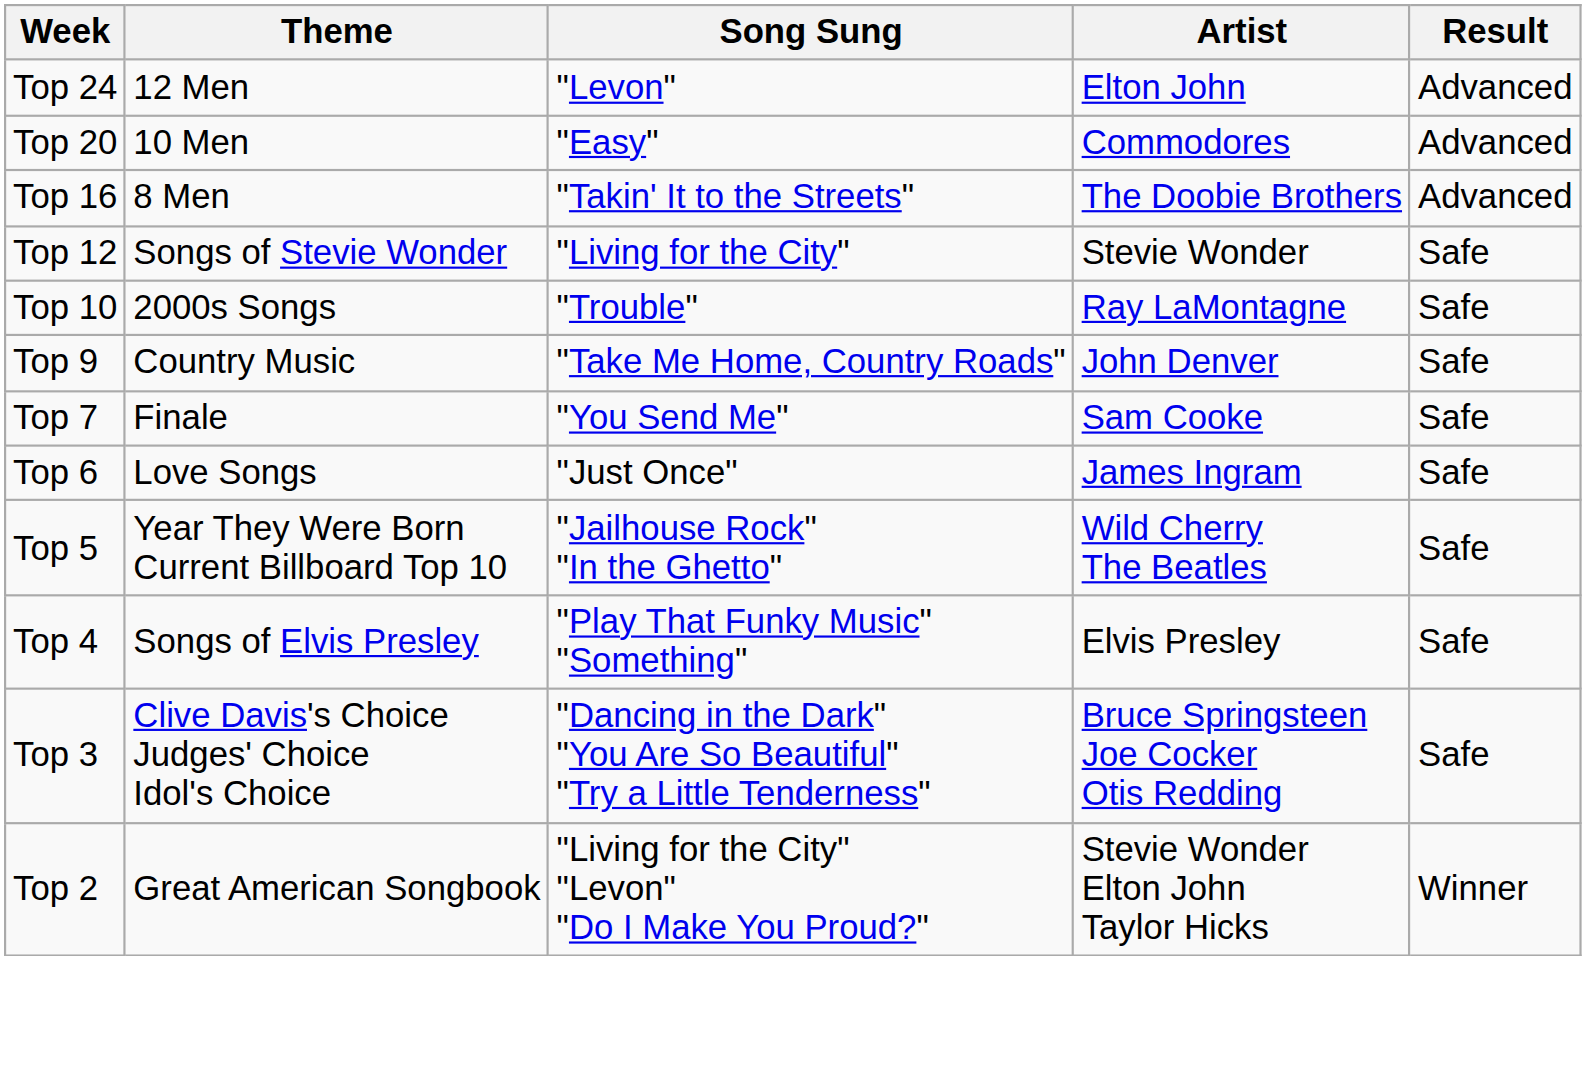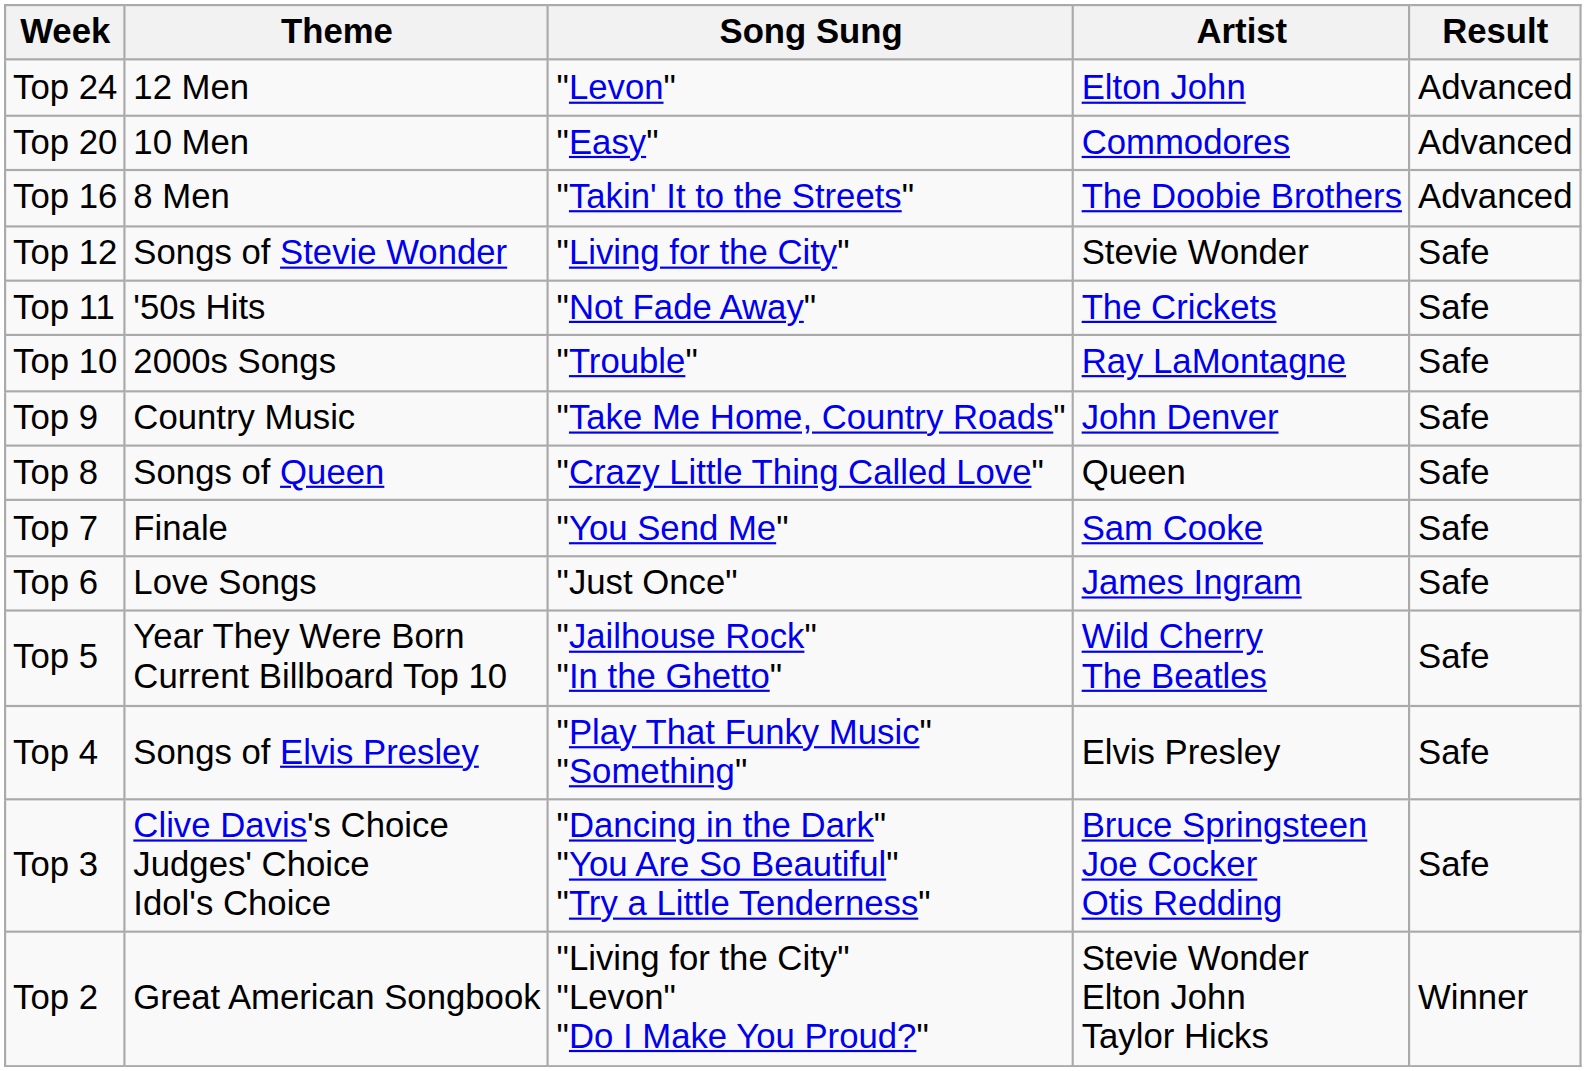+ row: (64, 307)
+ row: (56, 472)
